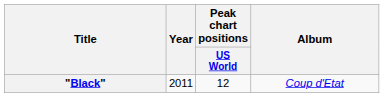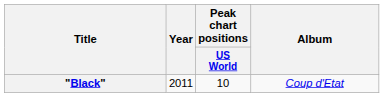(223, 83) 12 -> (223, 83) 10
